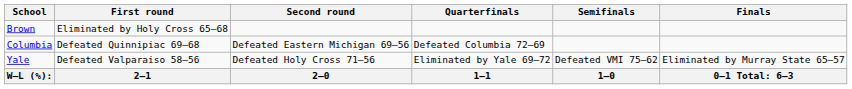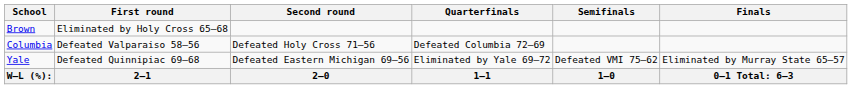(128, 44) Defeated Quinnipiac 69–68 -> (128, 44) Defeated Valparaiso 58–56
(321, 44) Defeated Eastern Michigan 69–56 -> (304, 44) Defeated Holy Cross 71–56
(128, 60) Defeated Valparaiso 58–56 -> (128, 60) Defeated Quinnipiac 69–68
(304, 60) Defeated Holy Cross 71–56 -> (321, 60) Defeated Eastern Michigan 69–56
